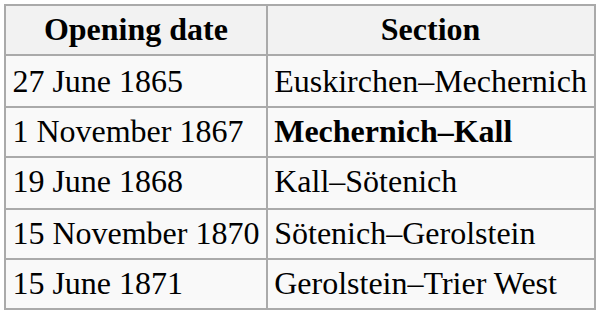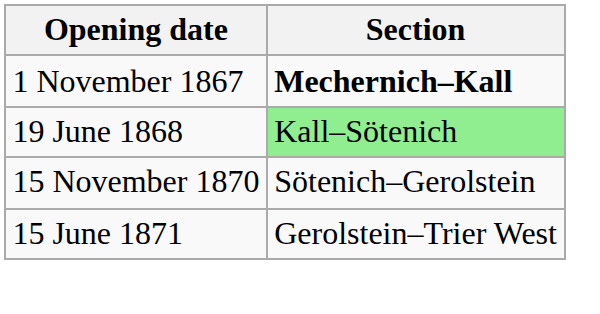- row: (98, 80)
(366, 182) no background -> (366, 131) lightgreen background
